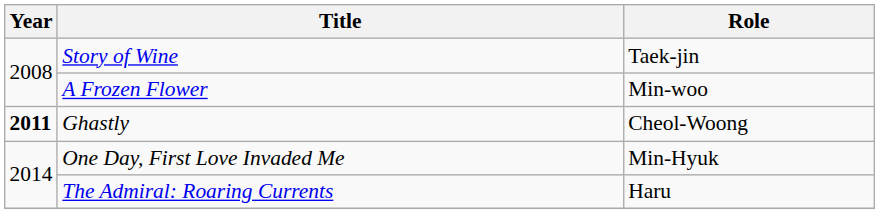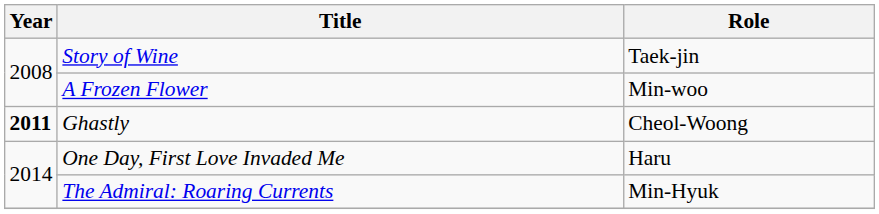(673, 157) Min-Hyuk -> (650, 157) Haru
(650, 191) Haru -> (673, 191) Min-Hyuk
